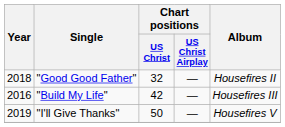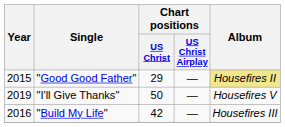(19, 78) 2018 -> (19, 78) 2015
(157, 78) 32 -> (157, 78) 29
(245, 78) no background -> (245, 78) khaki background
rows swapped: (72, 96) <-> (78, 113)
